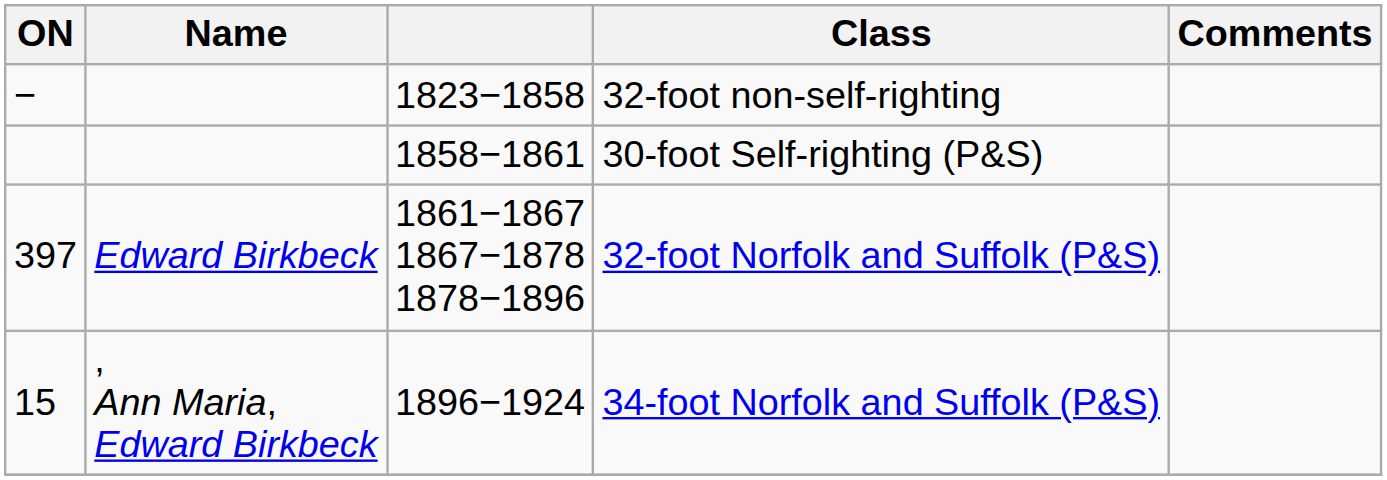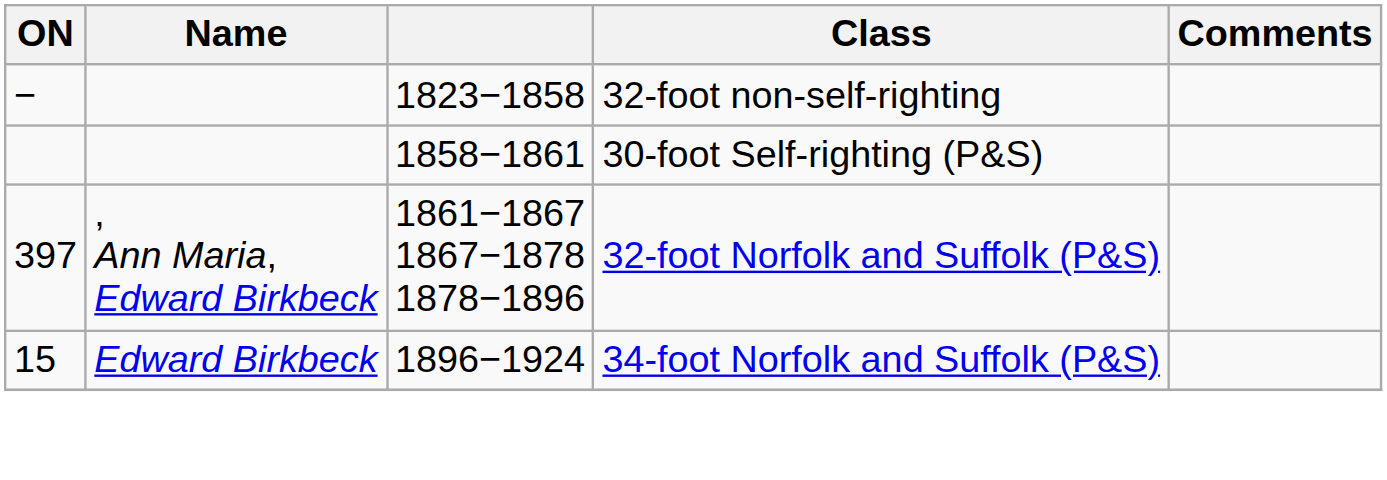(236, 256) Edward Birkbeck -> (236, 256) , Ann Maria, Edward Birkbeck
(236, 401) , Ann Maria, Edward Birkbeck -> (236, 358) Edward Birkbeck
